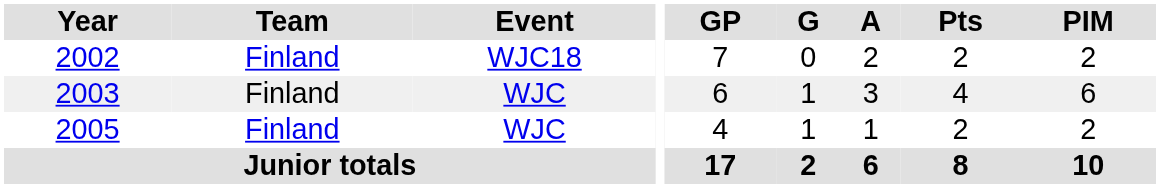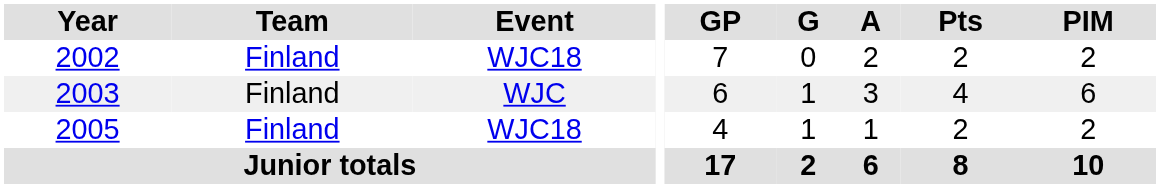(535, 129) WJC -> (535, 129) WJC18
